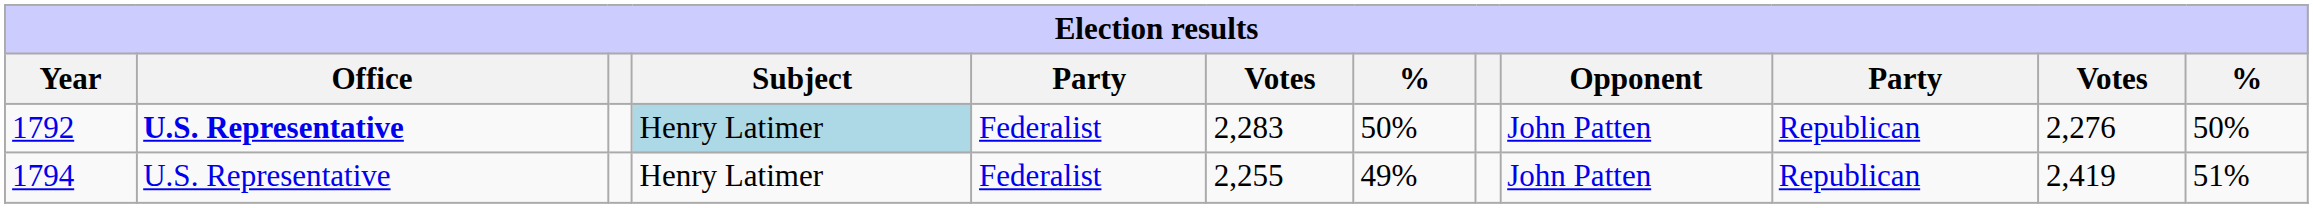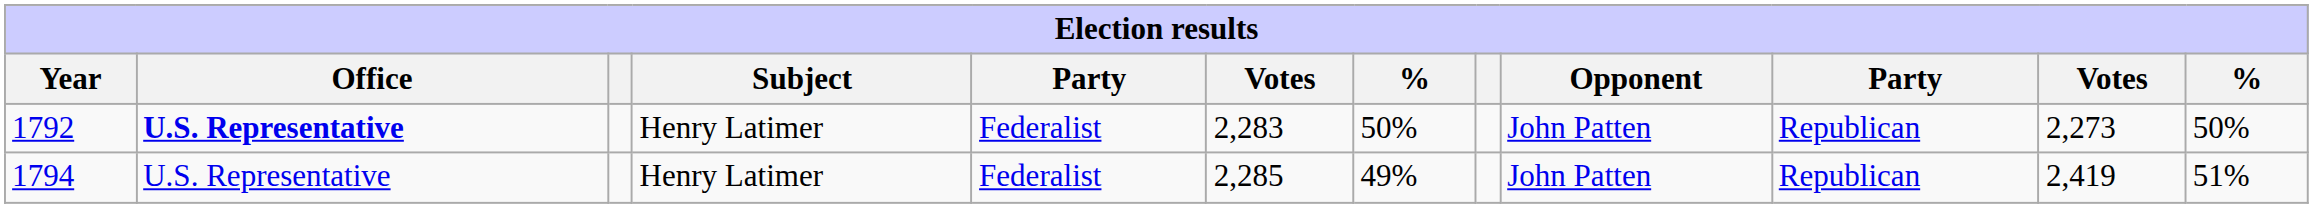(731, 127) lightblue background -> (731, 127) no background
(2081, 127) 2,276 -> (2081, 127) 2,273
(1249, 176) 2,255 -> (1249, 176) 2,285
